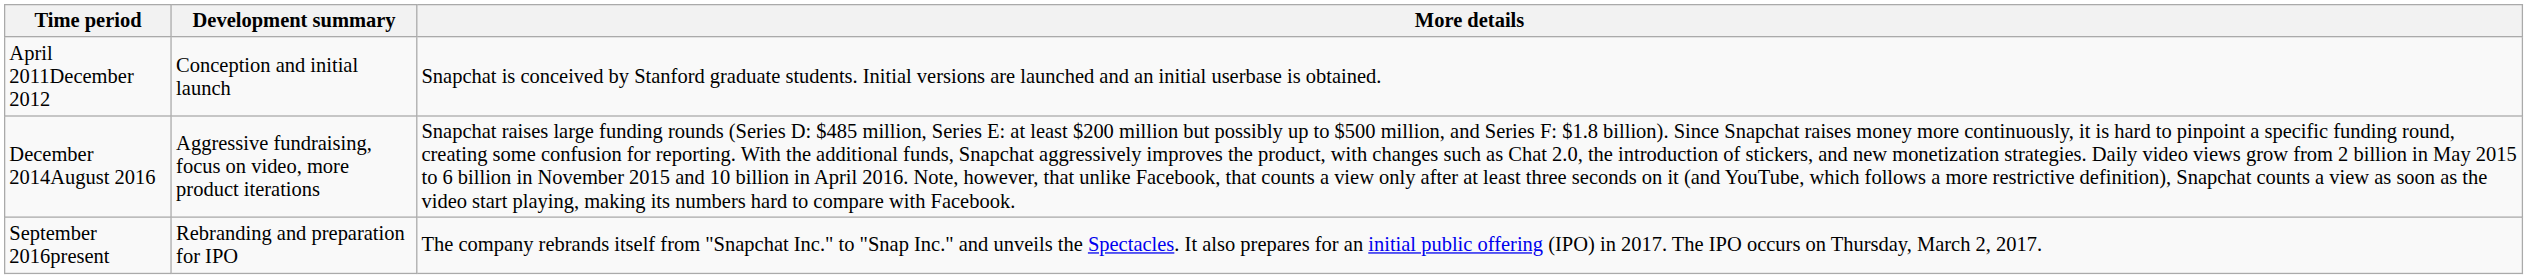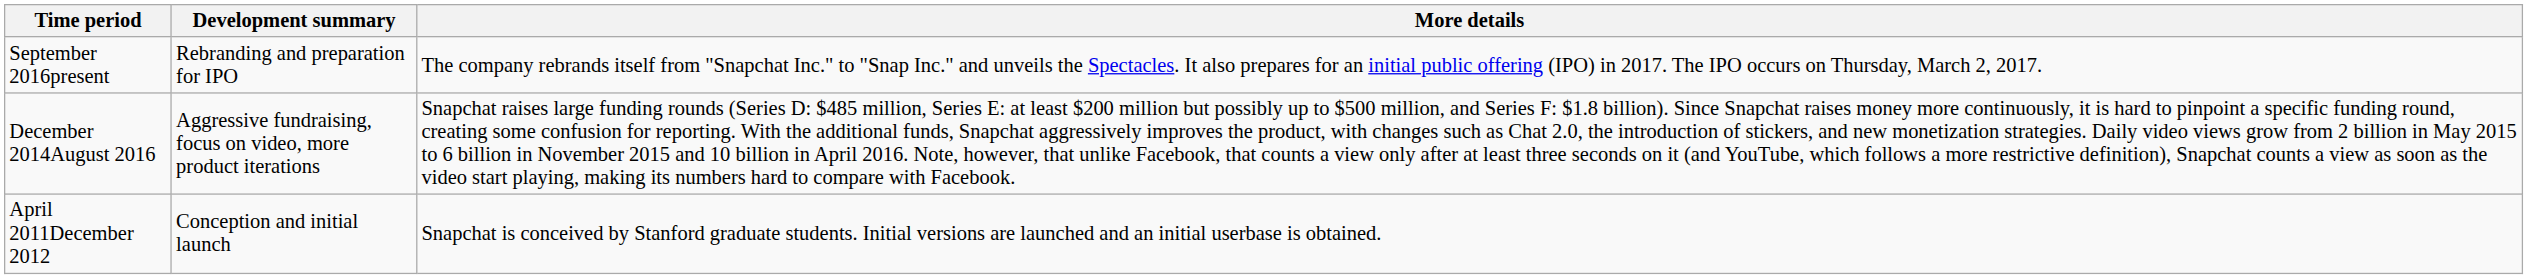rows swapped: (72, 76) <-> (59, 244)
